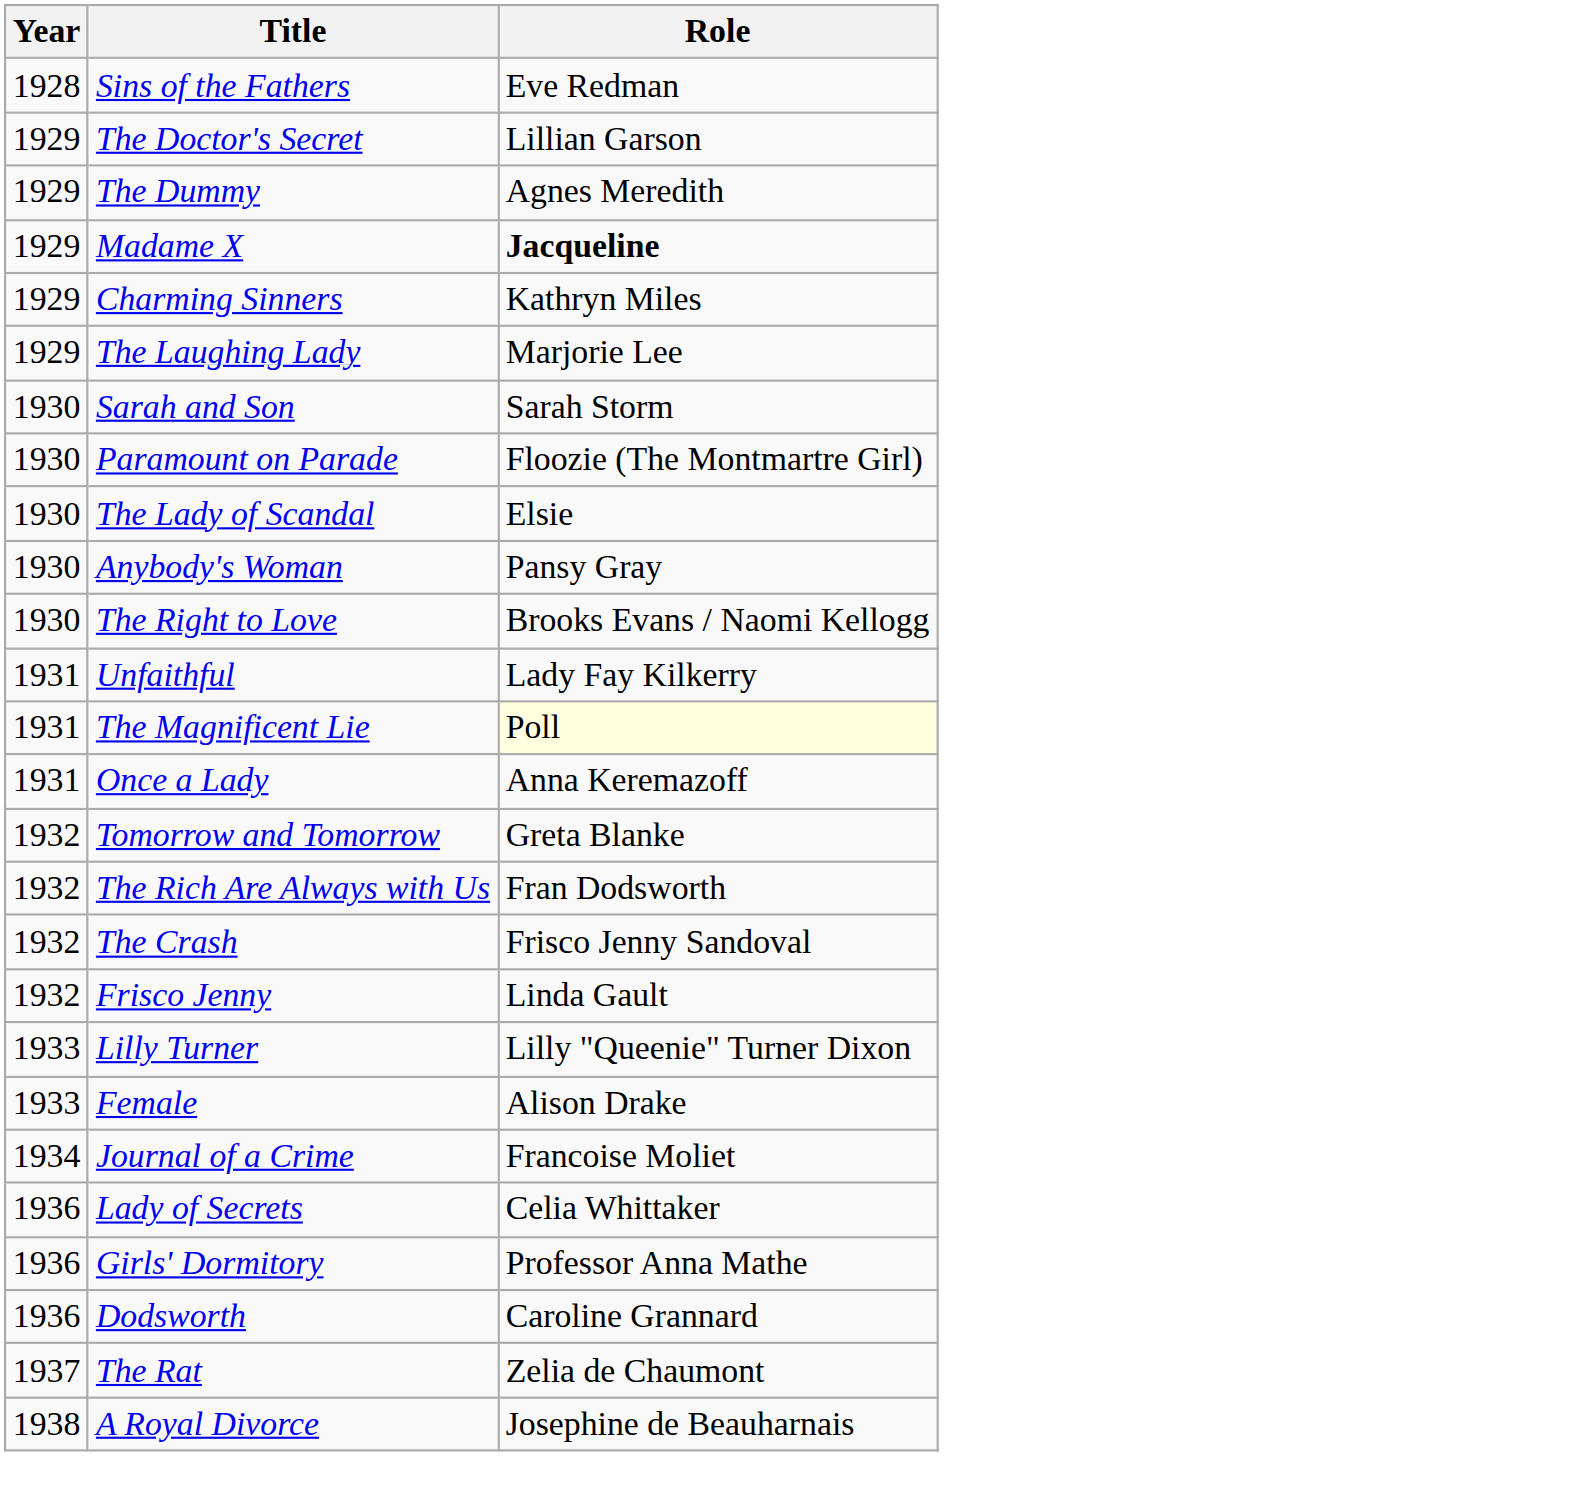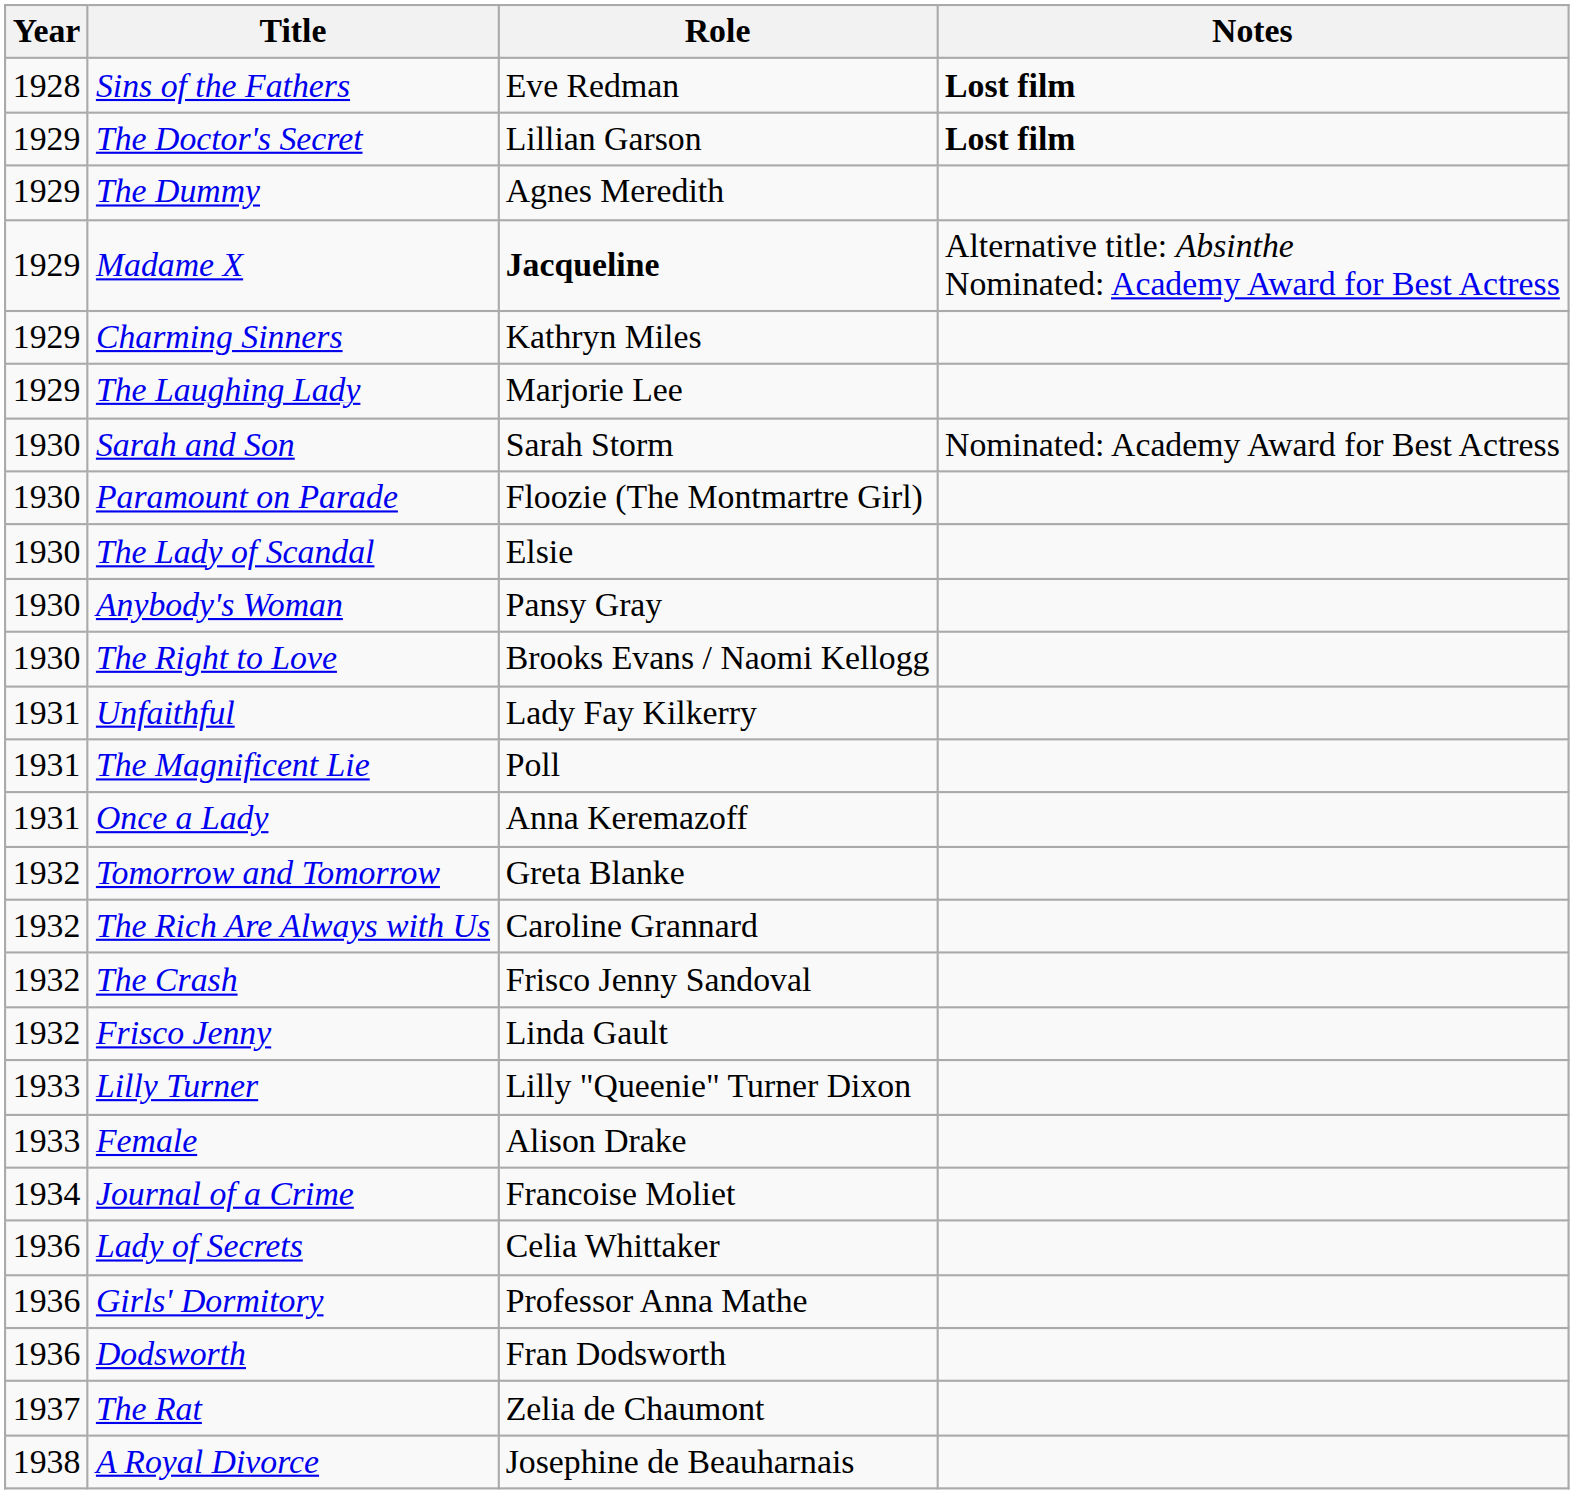+ column: (1252, 31)
(533, 727) lightyellow background -> (533, 765) no background
(616, 887) Fran Dodsworth -> (632, 925) Caroline Grannard
(632, 1316) Caroline Grannard -> (616, 1354) Fran Dodsworth
